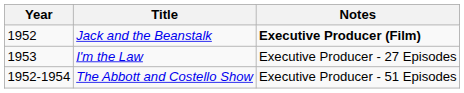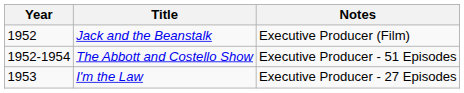(340, 35) bold -> (334, 35) normal
rows swapped: (165, 77) <-> (110, 56)
